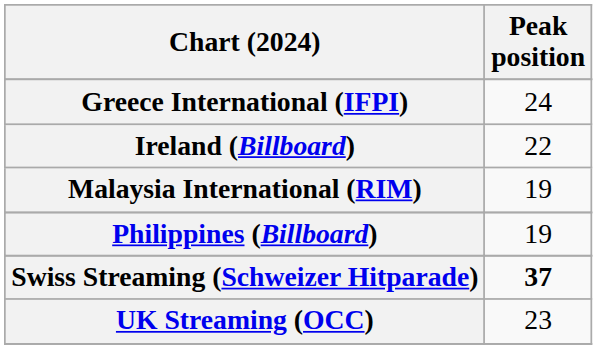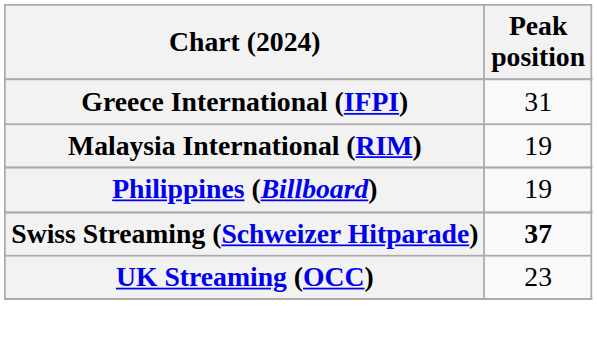(538, 101) 24 -> (538, 101) 31
- row: (245, 145)
